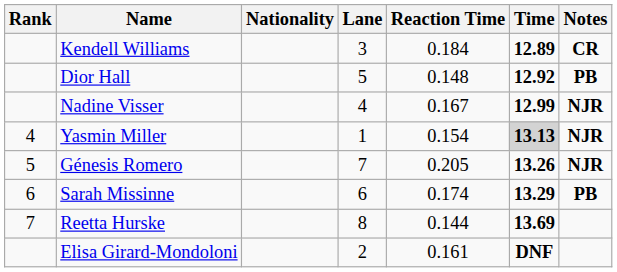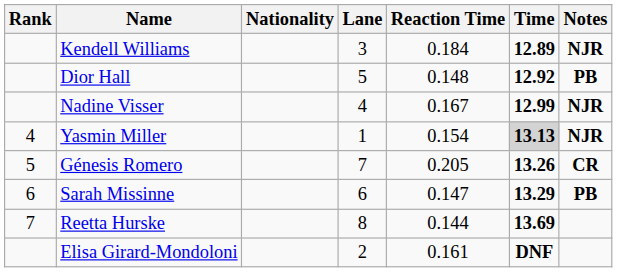(585, 48) CR -> (585, 48) NJR
(585, 164) NJR -> (585, 164) CR
(448, 194) 0.174 -> (448, 194) 0.147
